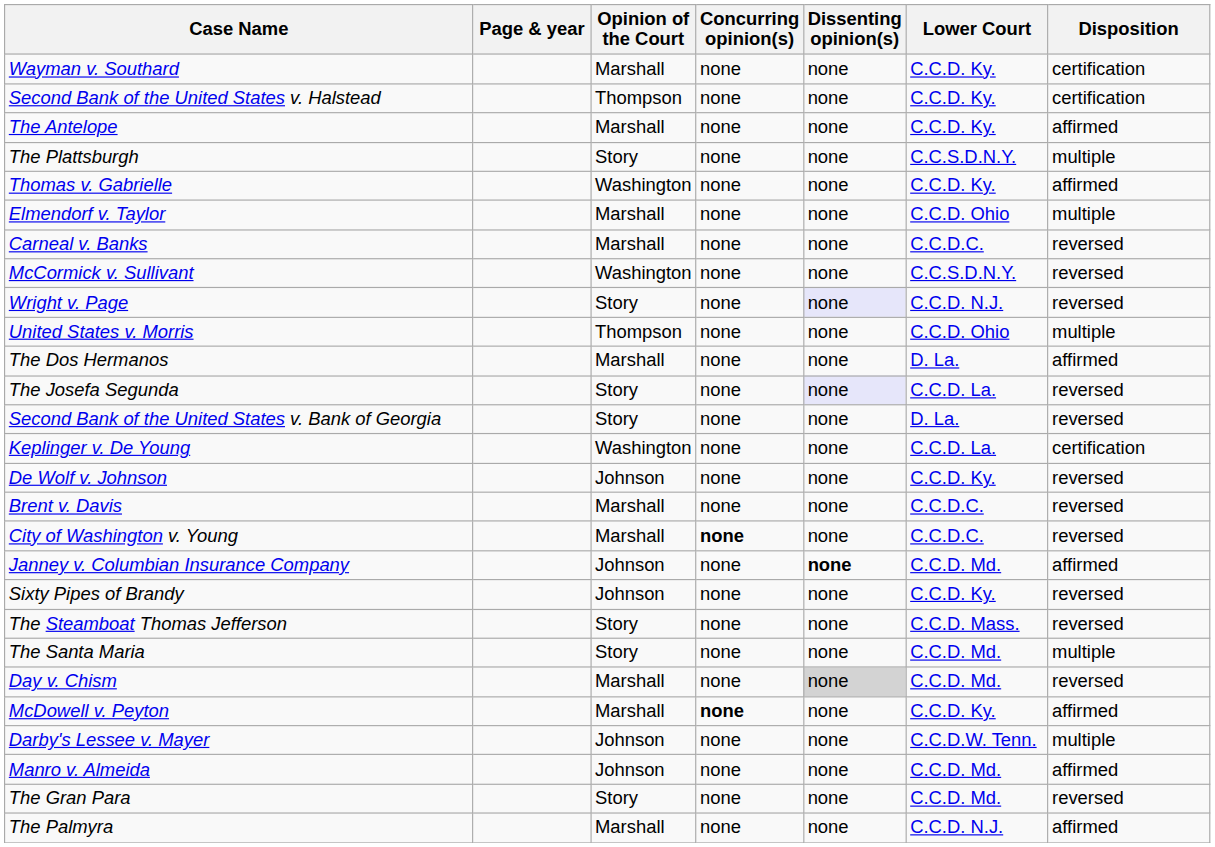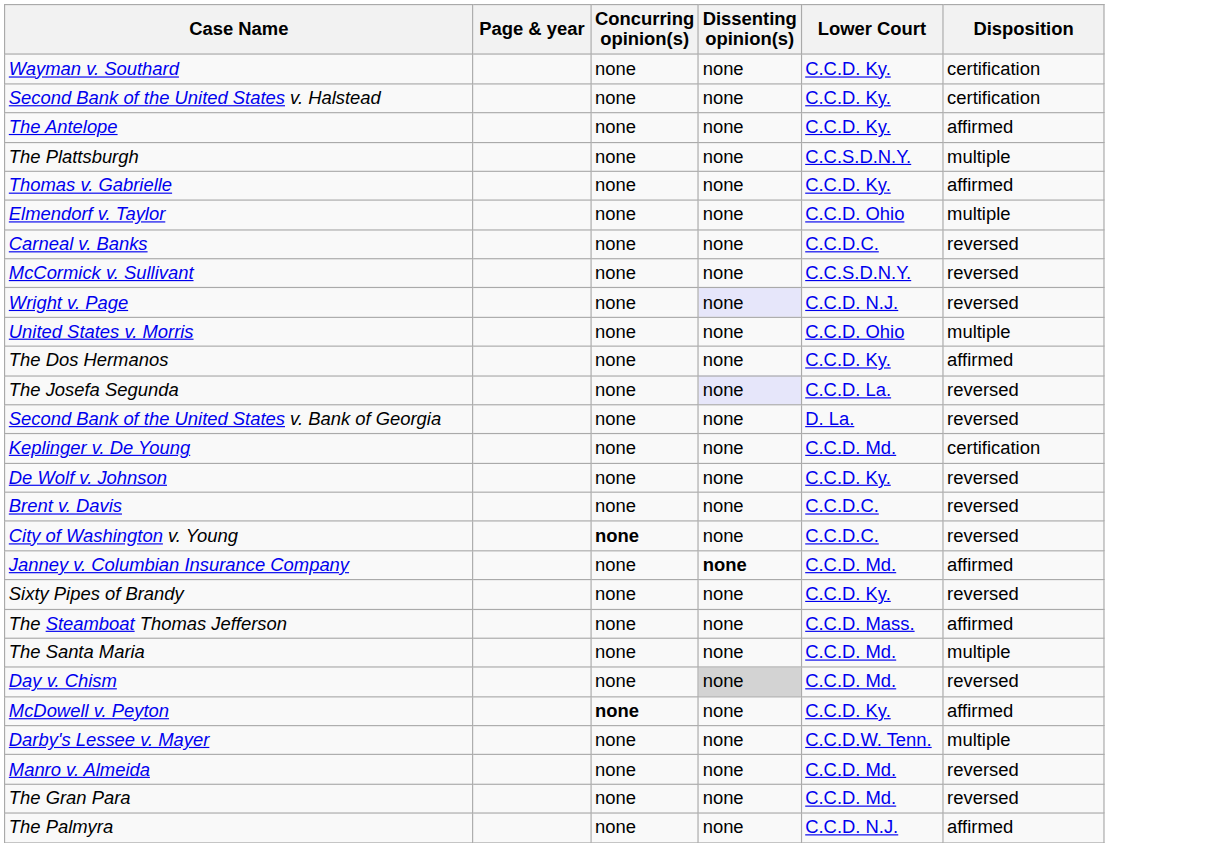- column: (643, 29)
(935, 360) D. La. -> (848, 360) C.C.D. Ky.
(953, 448) C.C.D. La. -> (851, 448) C.C.D. Md.
(1088, 623) reversed -> (980, 623) affirmed
(1085, 769) affirmed -> (983, 769) reversed
